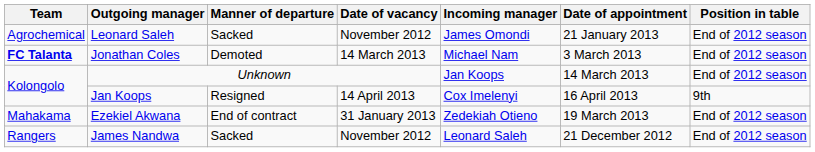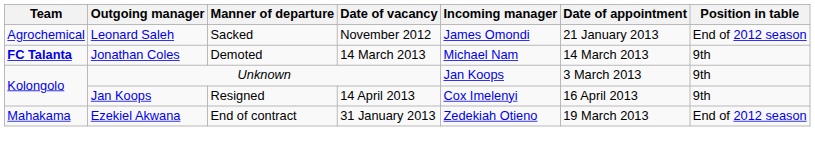(602, 55) 3 March 2013 -> (606, 55) 14 March 2013
(750, 55) End of 2012 season -> (702, 55) 9th
(606, 75) 14 March 2013 -> (602, 75) 3 March 2013
(750, 75) End of 2012 season -> (702, 75) 9th
- row: (135, 136)
